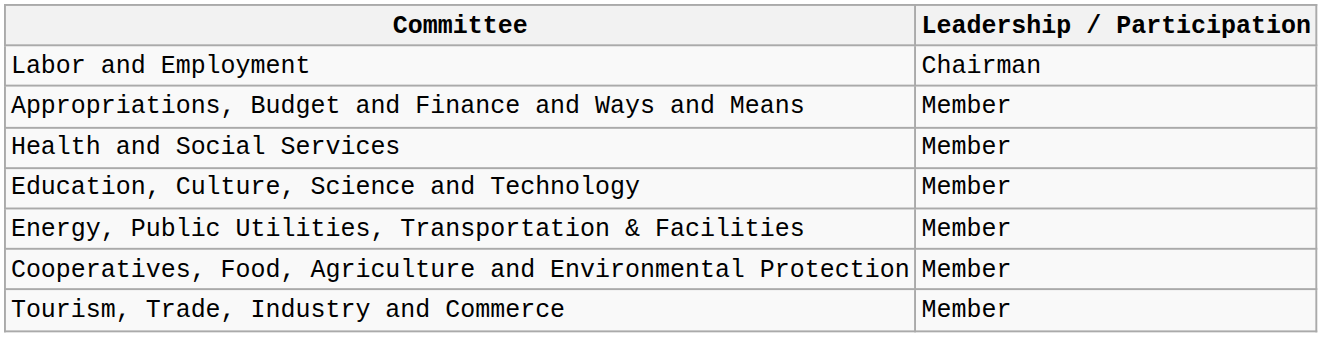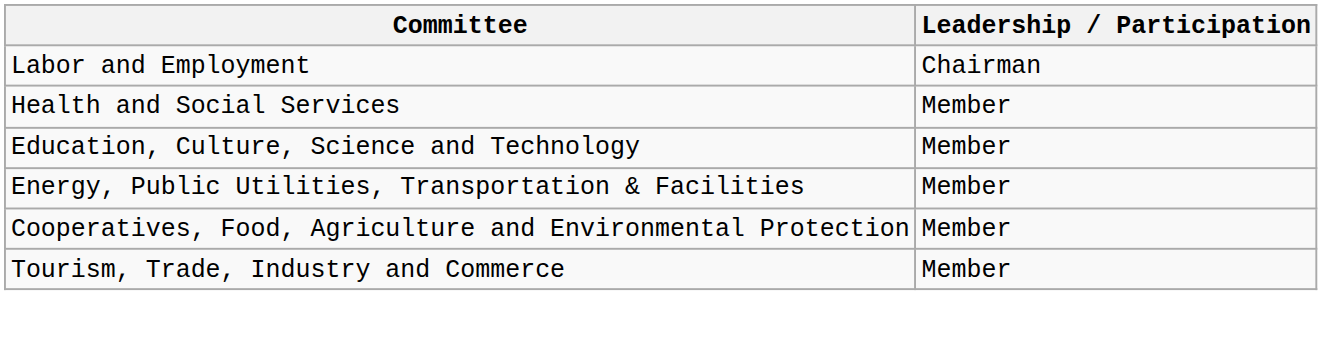- row: (408, 107)
